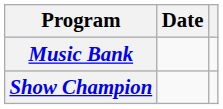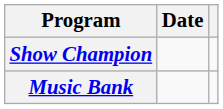rows swapped: (81, 53) <-> (81, 86)
